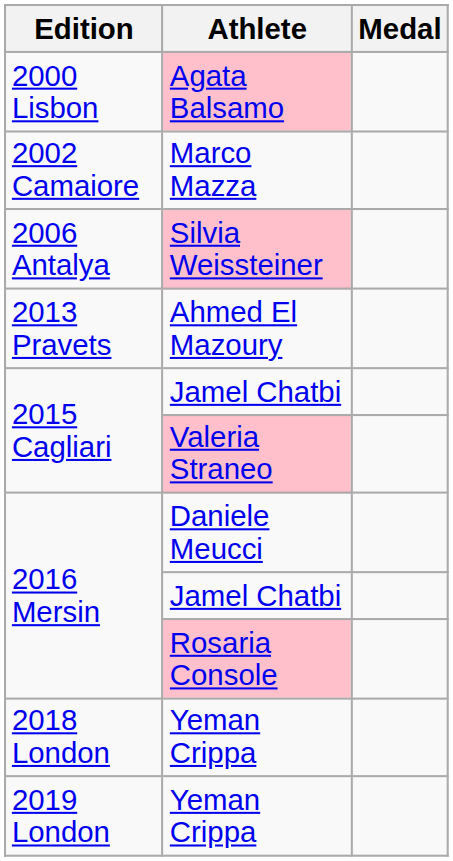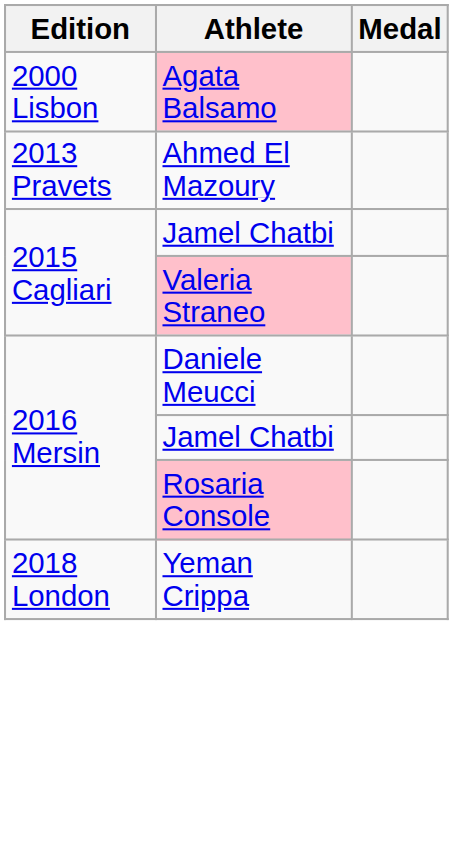- row: (76, 170)
- row: (61, 249)
- row: (61, 817)
